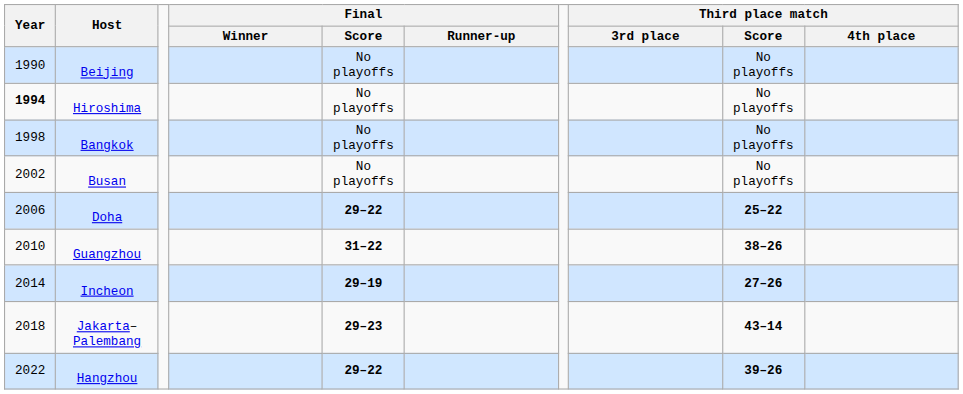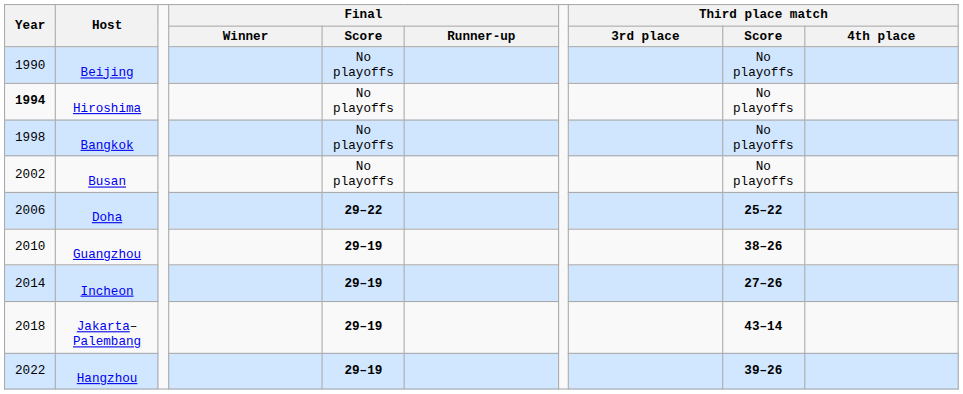(363, 247) 31–22 -> (363, 247) 29–19
(363, 327) 29–23 -> (363, 327) 29–19
(363, 371) 29–22 -> (363, 371) 29–19
